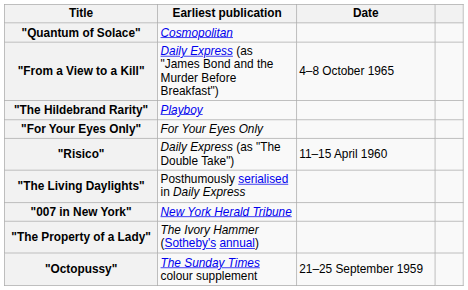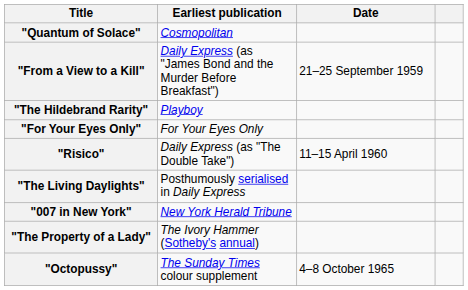(347, 71) 4–8 October 1965 -> (361, 71) 21–25 September 1959
(361, 269) 21–25 September 1959 -> (347, 269) 4–8 October 1965
